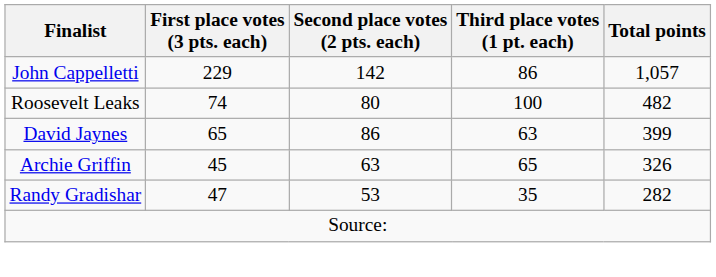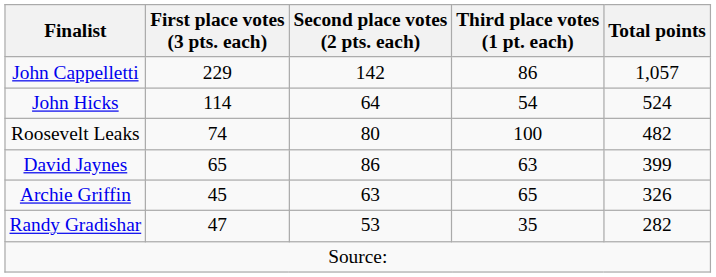+ row: (75, 103)
